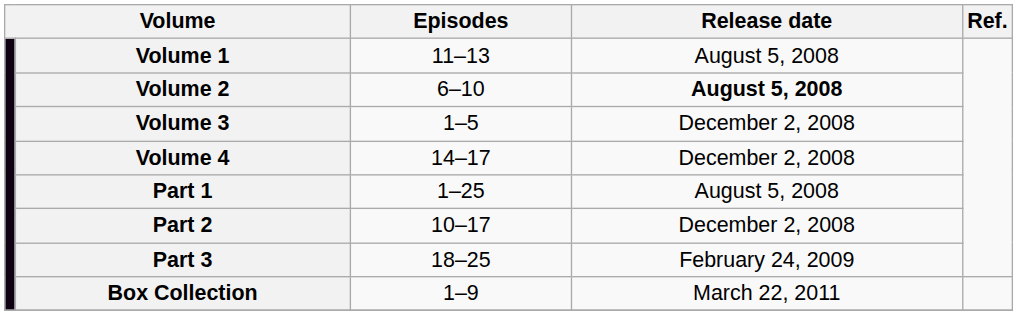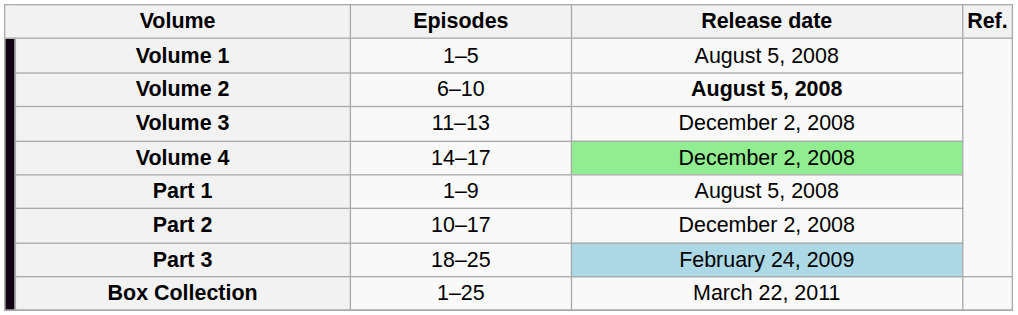(461, 55) 11–13 -> (461, 55) 1–5
(461, 123) 1–5 -> (461, 123) 11–13
(767, 157) no background -> (767, 157) lightgreen background
(461, 191) 1–25 -> (461, 191) 1–9
(767, 259) no background -> (767, 259) lightblue background
(461, 293) 1–9 -> (461, 293) 1–25
